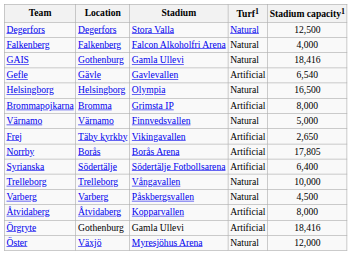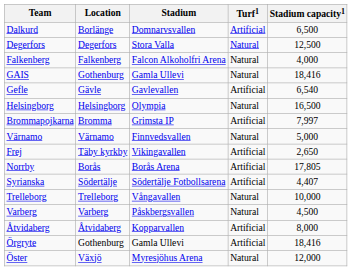+ row: (22, 29)
(307, 106) 8,000 -> (307, 121) 7,997
(307, 166) 6,400 -> (307, 182) 4,407
